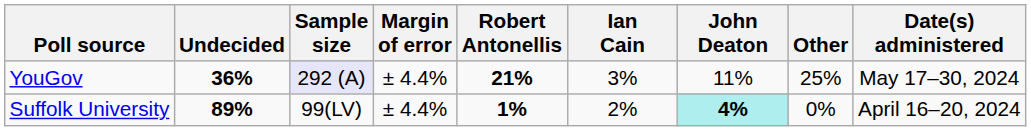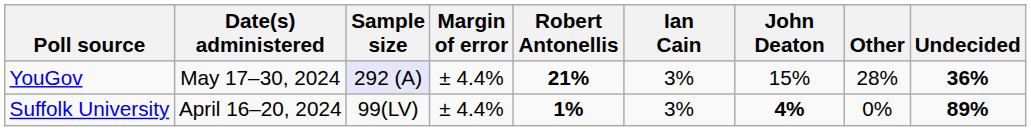columns swapped: (939, 33) <-> (232, 45)
(733, 77) 11% -> (790, 77) 15%
(821, 77) 25% -> (877, 77) 28%
(622, 110) 2% -> (679, 110) 3%
(733, 110) paleturquoise background -> (790, 110) no background
